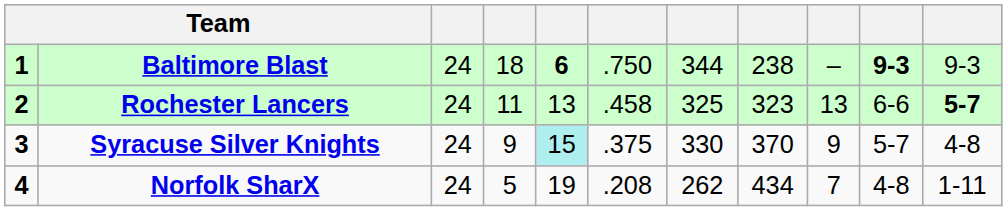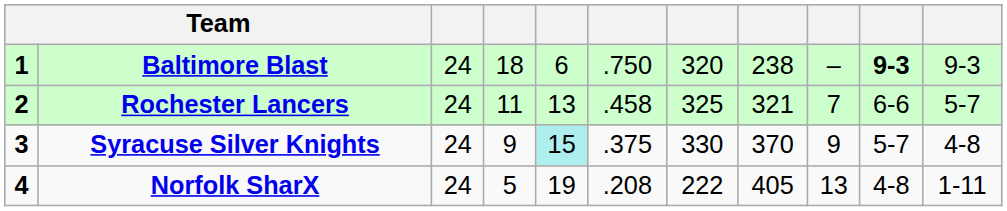(562, 64) bold -> (562, 64) normal
(702, 64) 344 -> (702, 64) 320
(773, 104) 323 -> (773, 104) 321
(834, 104) 13 -> (834, 104) 7
(962, 104) bold -> (962, 104) normal
(702, 184) 262 -> (702, 184) 222
(773, 184) 434 -> (773, 184) 405
(834, 184) 7 -> (834, 184) 13
